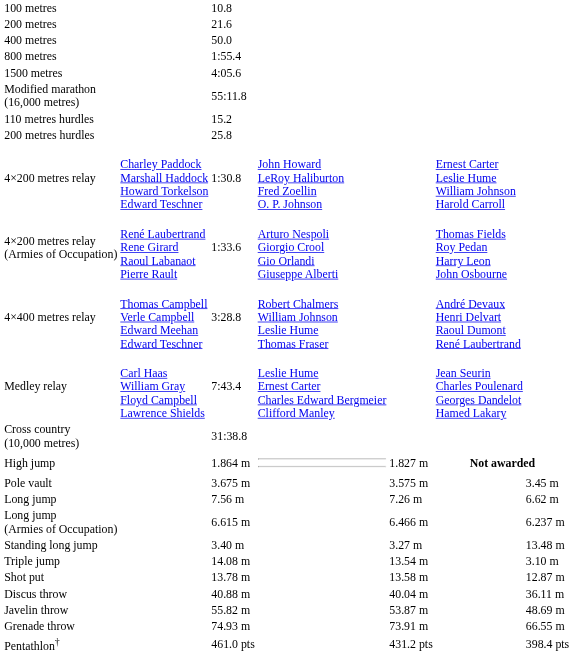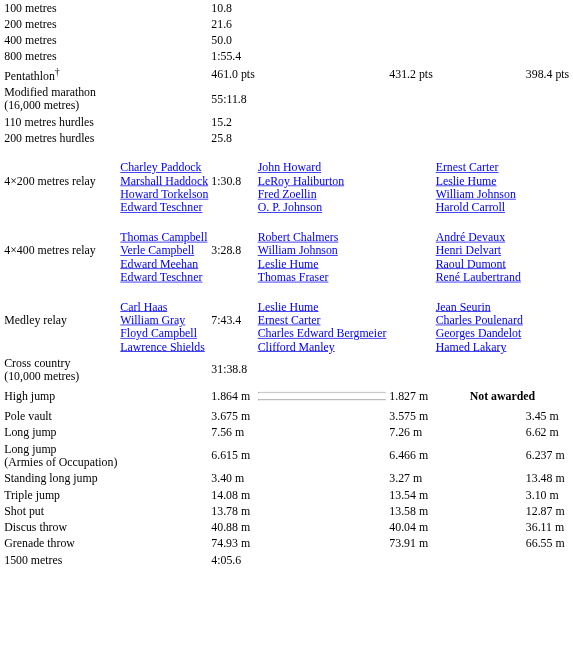rows swapped: (33, 73) <-> (32, 644)
- row: (61, 247)
- row: (36, 610)
